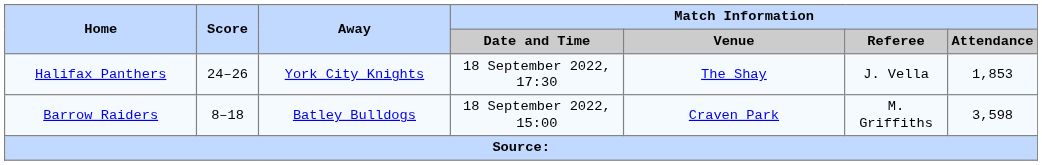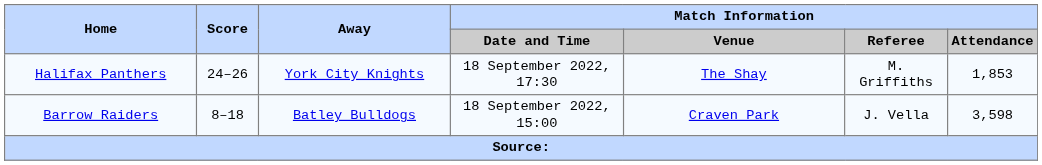(896, 74) J. Vella -> (896, 74) M. Griffiths
(896, 115) M. Griffiths -> (896, 115) J. Vella
